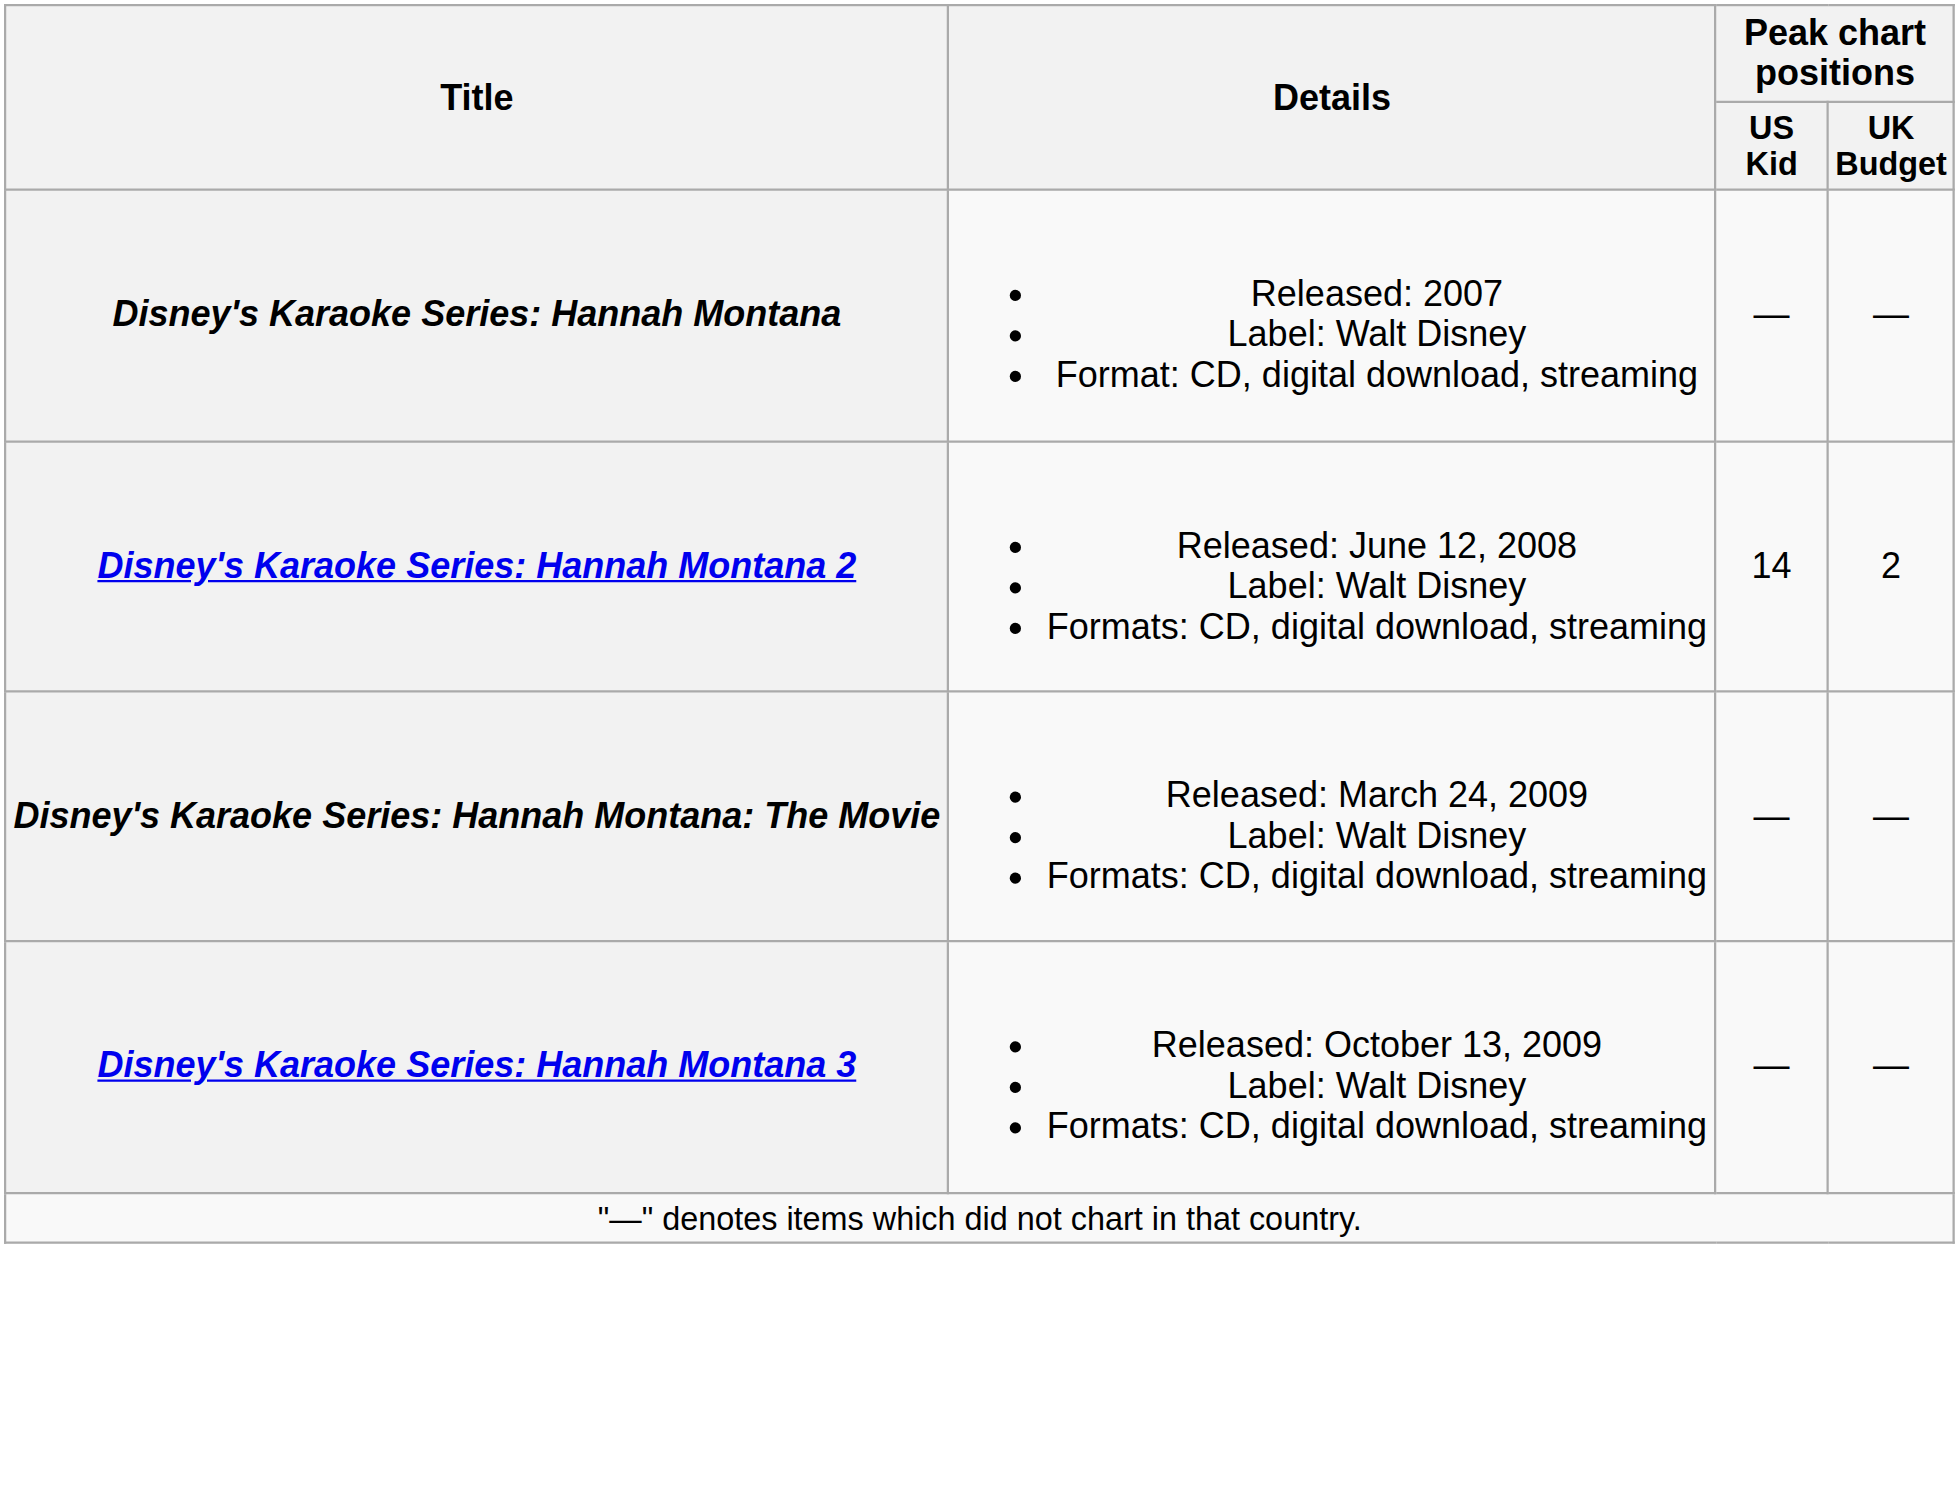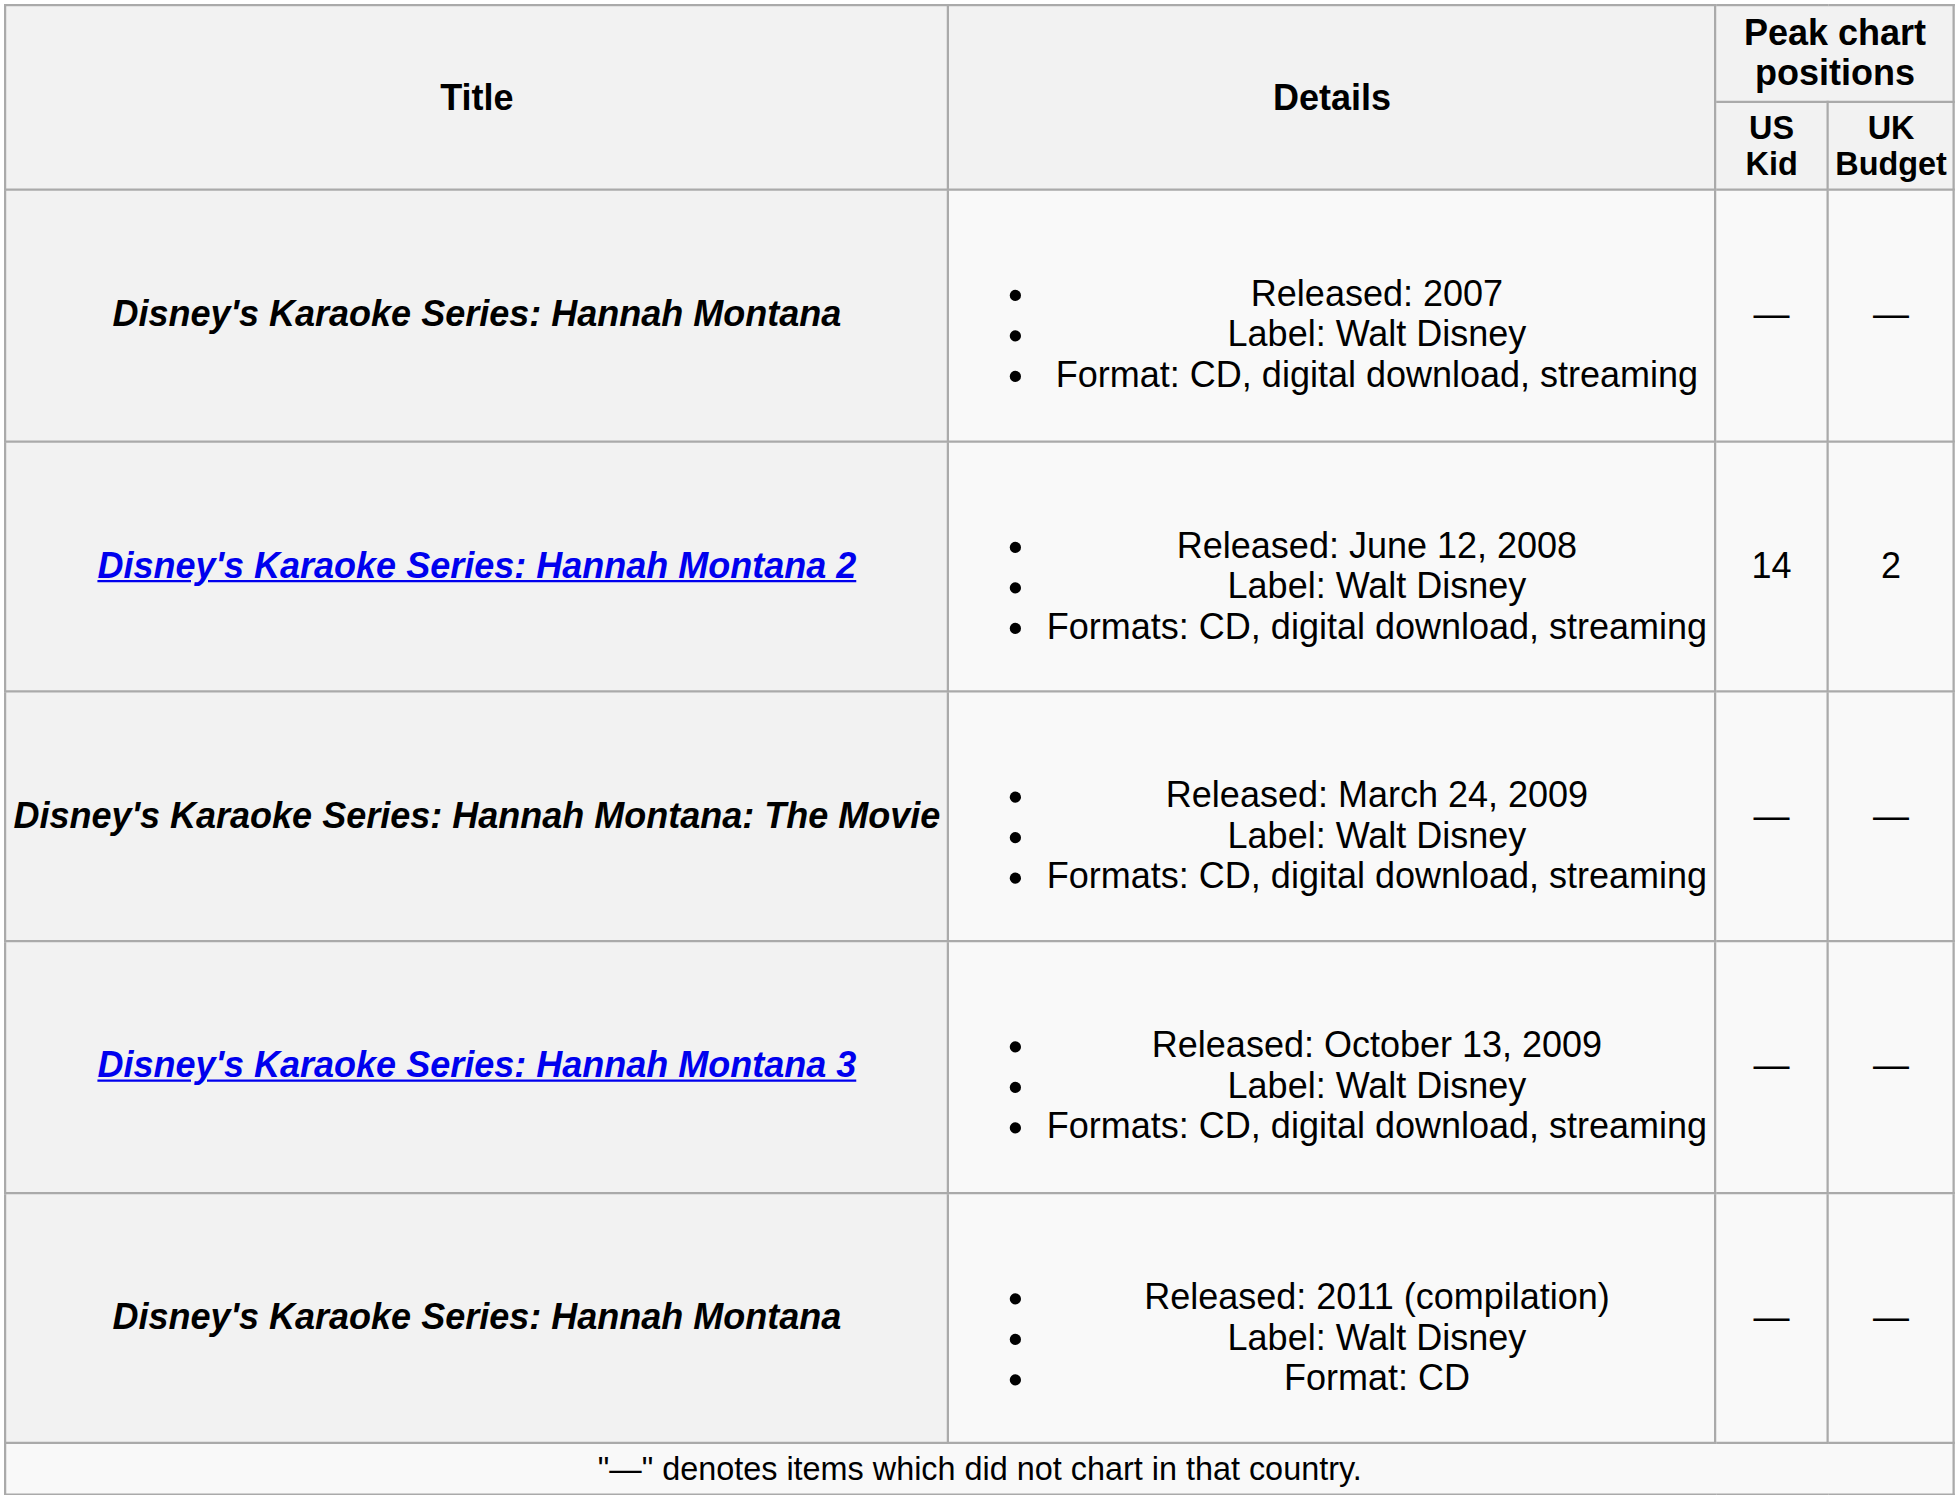+ row: (1332, 1338)
